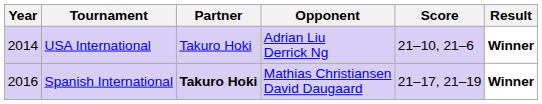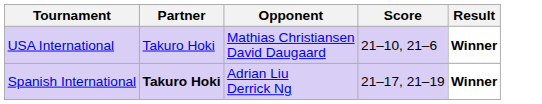- column: (23, 16)
(296, 45) Adrian Liu Derrick Ng -> (291, 45) Mathias Christiansen David Daugaard
(328, 82) Mathias Christiansen David Daugaard -> (259, 82) Adrian Liu Derrick Ng
